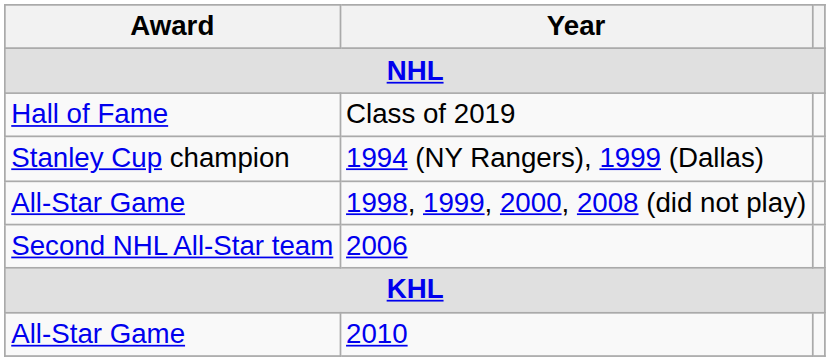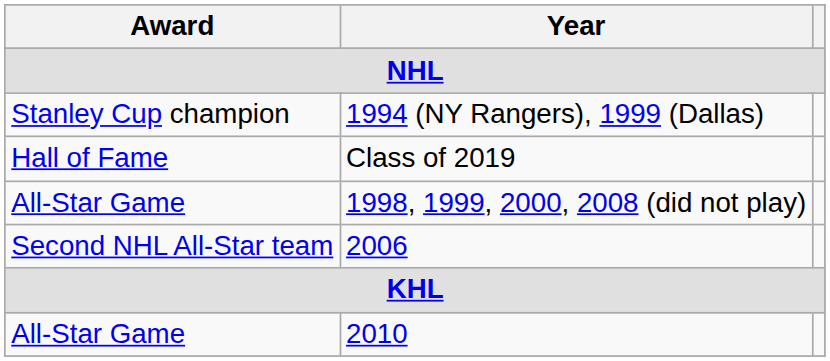rows swapped: (431, 114) <-> (555, 158)
